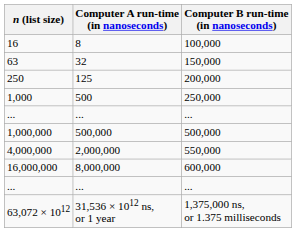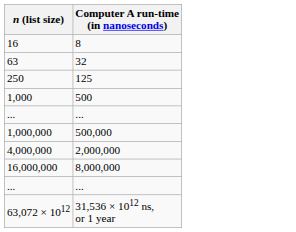- column: (236, 19)
